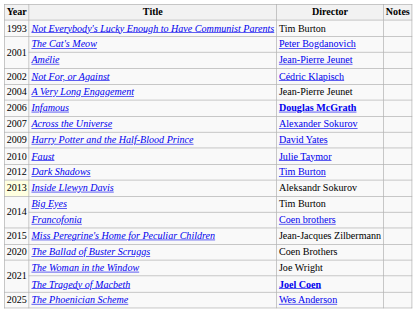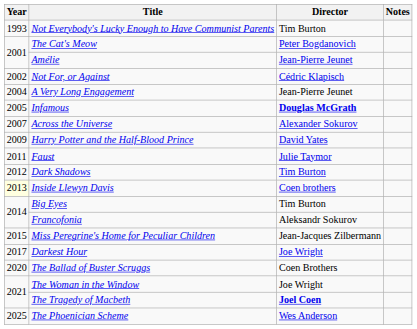(17, 108) 2006 -> (17, 108) 2005
(17, 156) 2010 -> (17, 156) 2011
(318, 188) Aleksandr Sokurov -> (307, 188) Coen brothers
(307, 220) Coen brothers -> (318, 220) Aleksandr Sokurov
+ row: (59, 252)
